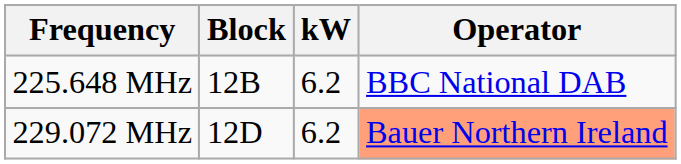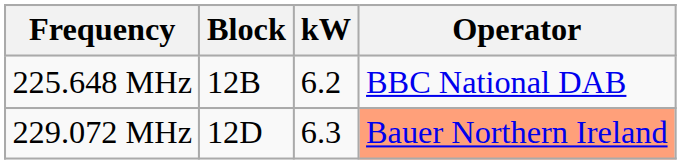(321, 132) 6.2 -> (321, 132) 6.3
